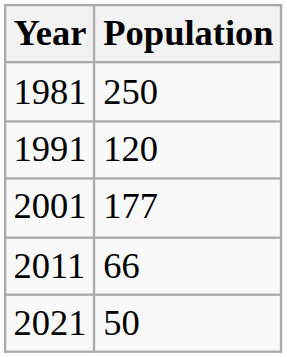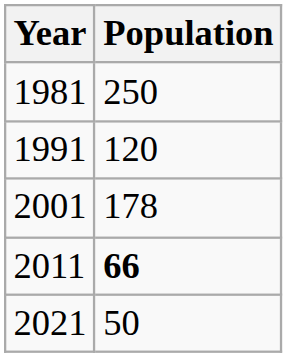(131, 206) 177 -> (131, 206) 178
(122, 264) normal -> (122, 264) bold
